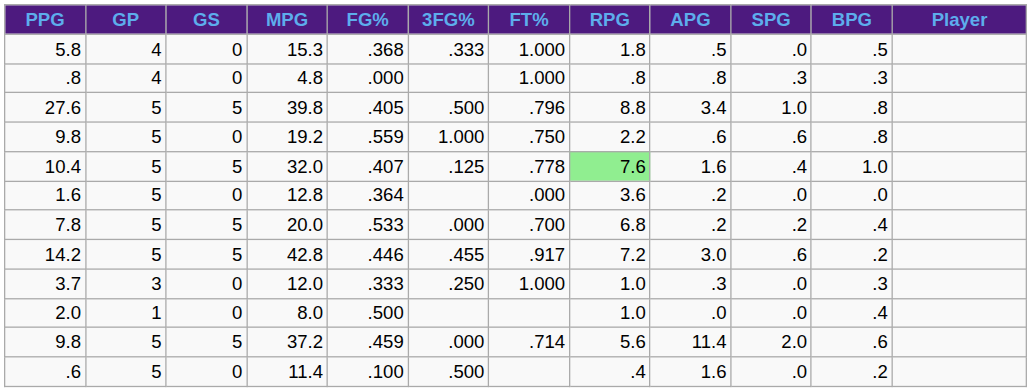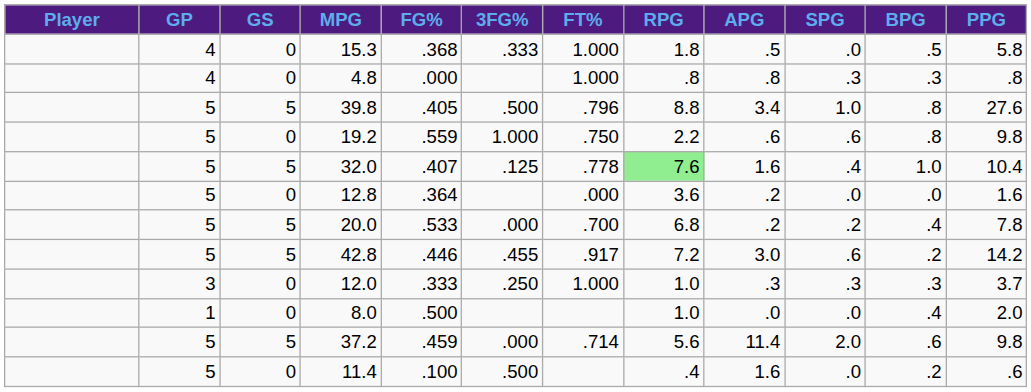columns swapped: (960, 20) <-> (45, 20)
(799, 284) .0 -> (853, 284) .3
